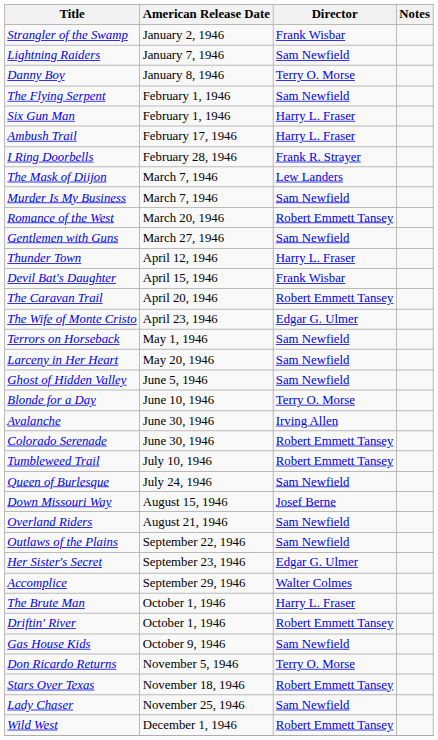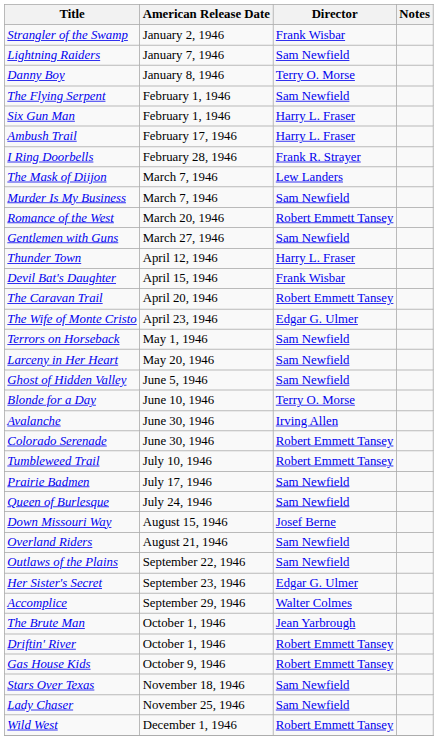+ row: (48, 481)
(315, 603) Harry L. Fraser -> (316, 623) Jean Yarbrough
(313, 643) Sam Newfield -> (335, 664) Robert Emmett Tansey
- row: (62, 664)
(335, 684) Robert Emmett Tansey -> (313, 684) Sam Newfield
